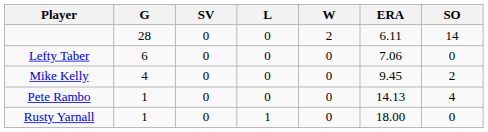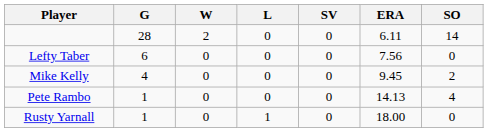columns swapped: (329, 14) <-> (206, 14)
(391, 55) 7.06 -> (391, 55) 7.56
